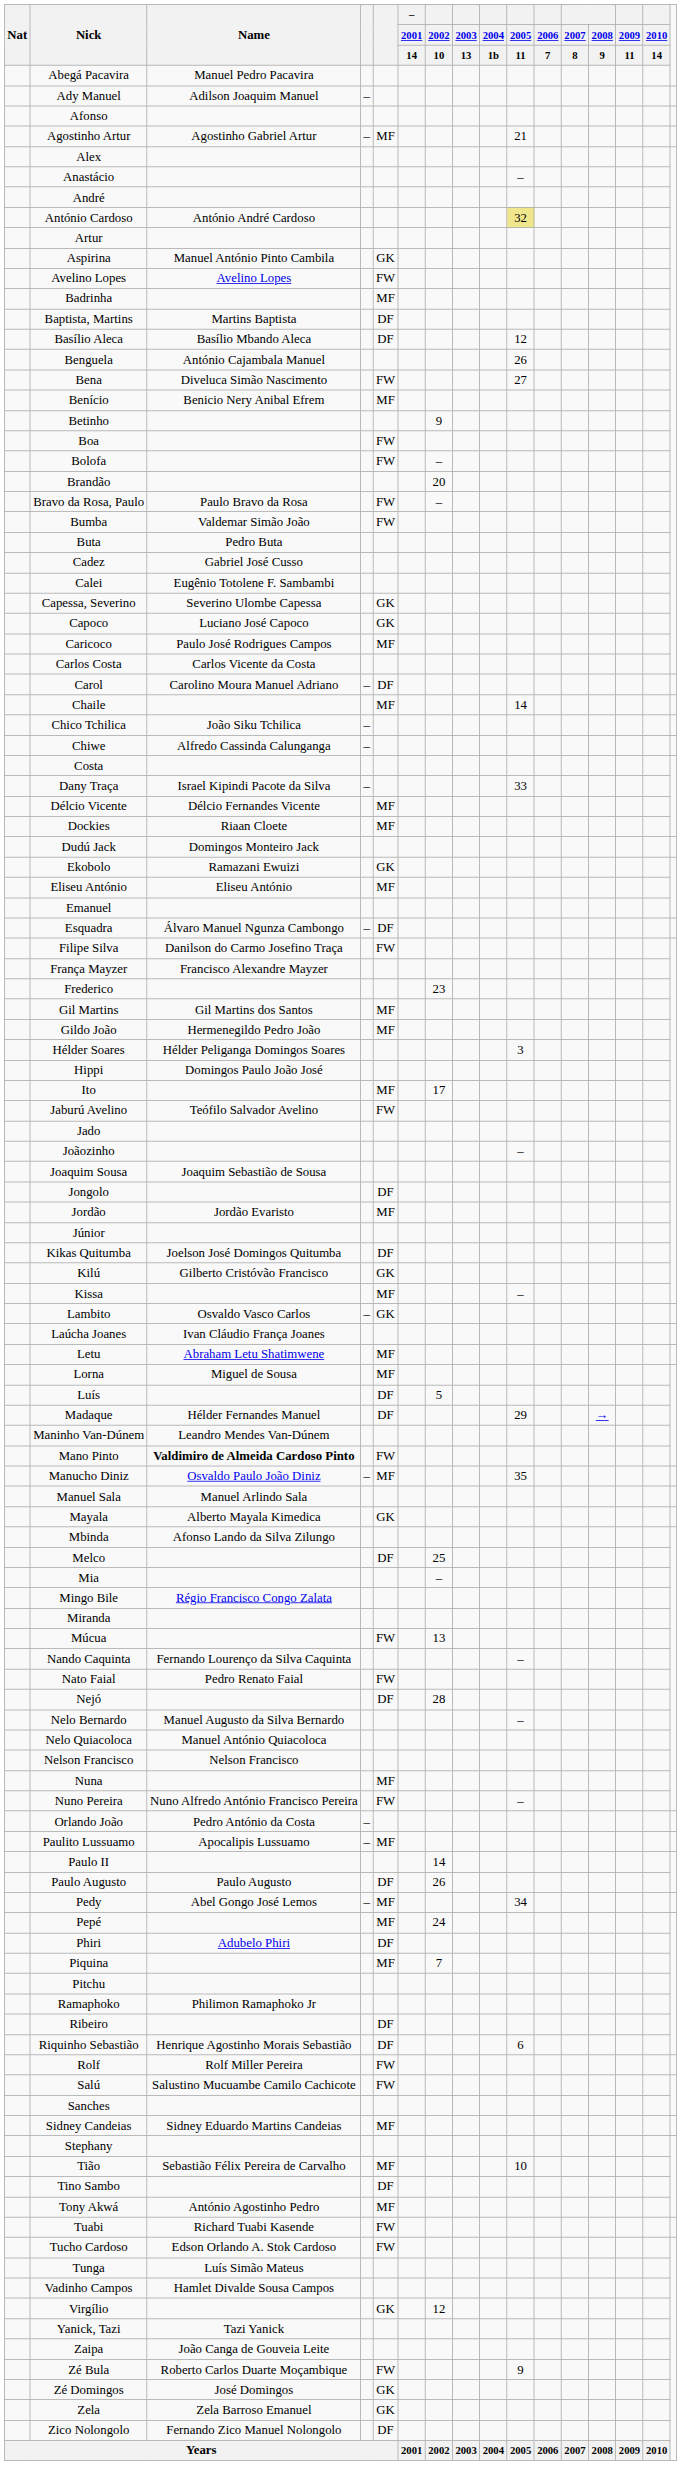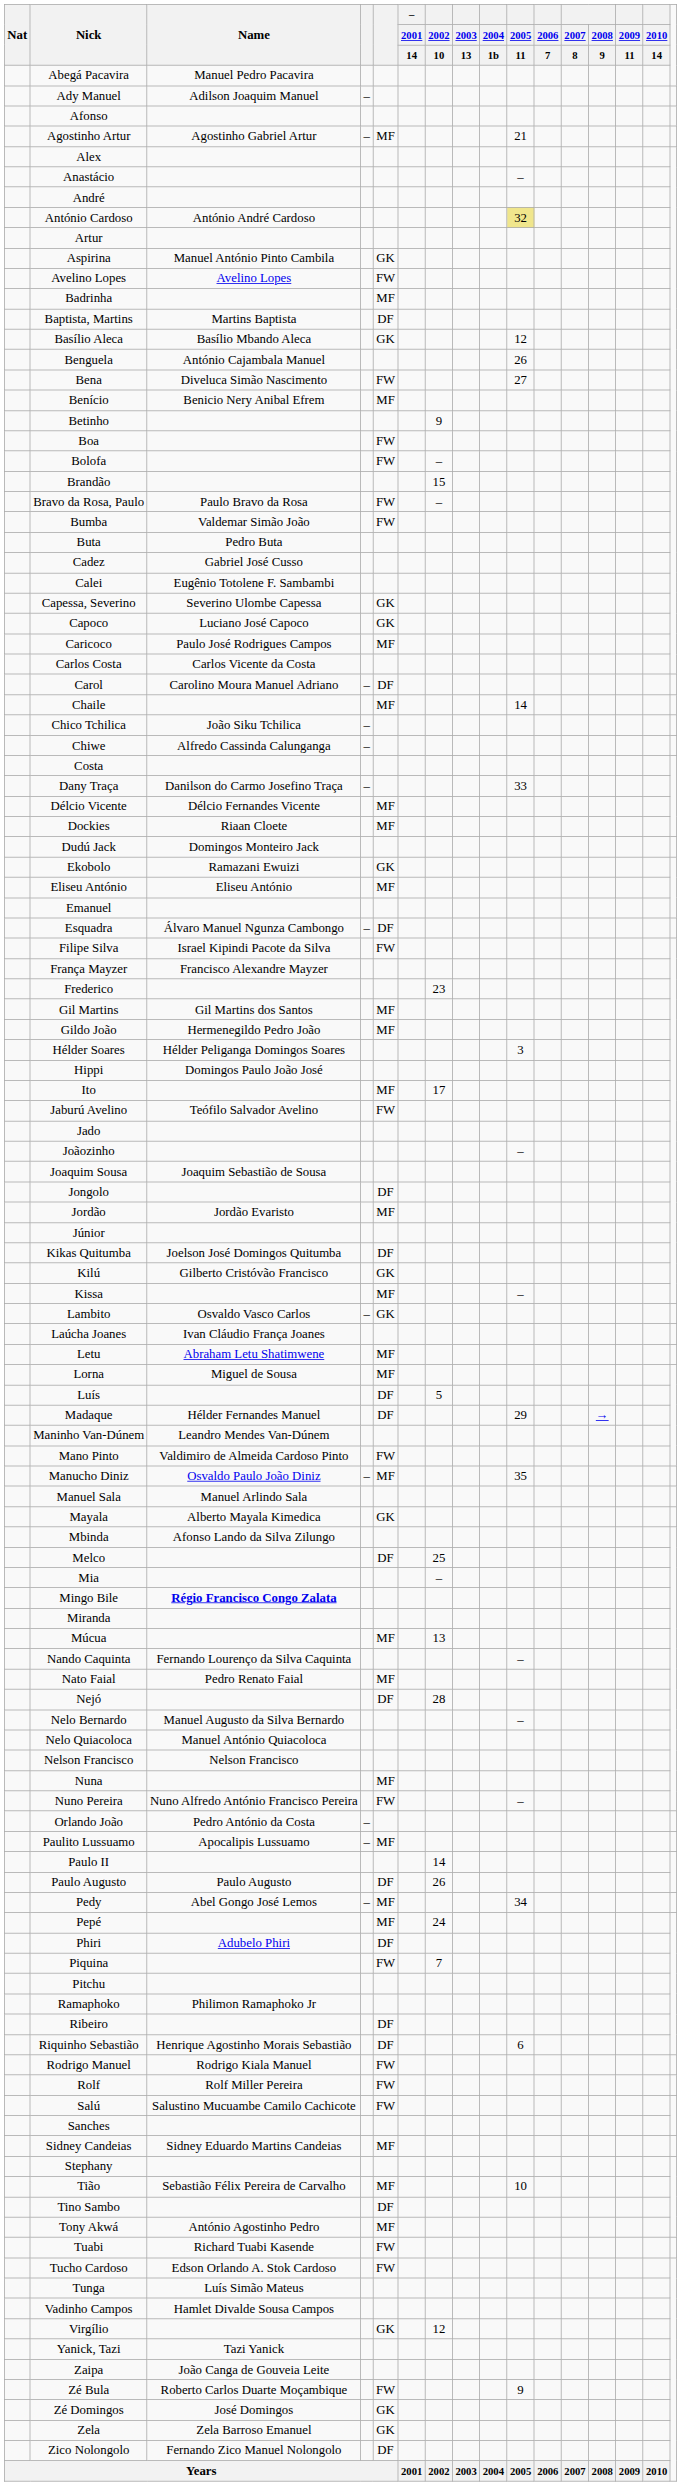(385, 339) DF -> (385, 339) GK
(439, 481) 20 -> (439, 481) 15
(254, 786) Israel Kipindi Pacote da Silva -> (254, 786) Danilson do Carmo Josefino Traça
(254, 948) Danilson do Carmo Josefino Traça -> (254, 948) Israel Kipindi Pacote da Silva
(254, 1455) bold -> (254, 1455) normal
(254, 1598) normal -> (254, 1598) bold
(386, 1638) FW -> (386, 1638) MF
(386, 1679) FW -> (386, 1679) MF
(386, 1963) MF -> (386, 1963) FW
+ row: (89, 2064)
